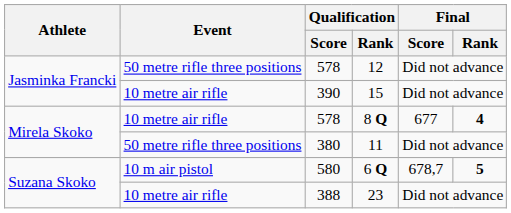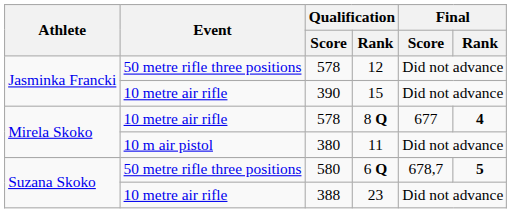(213, 144) 50 metre rifle three positions -> (168, 144) 10 m air pistol
(168, 170) 10 m air pistol -> (213, 170) 50 metre rifle three positions
